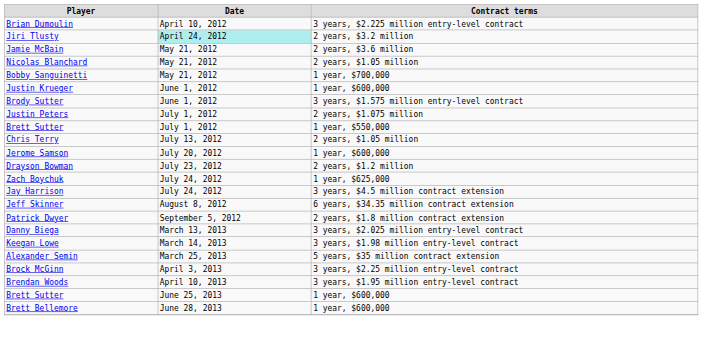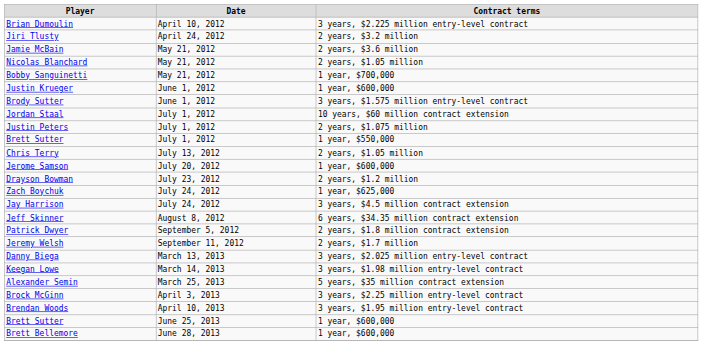(193, 37) paleturquoise background -> (191, 37) no background
+ row: (35, 114)
+ row: (35, 243)
